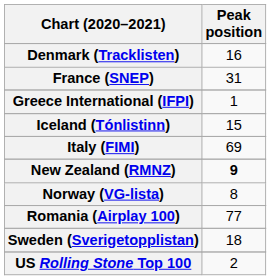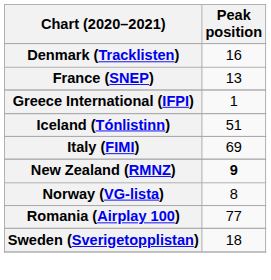(234, 78) 31 -> (234, 78) 13
(234, 124) 15 -> (234, 124) 51
- row: (103, 263)
